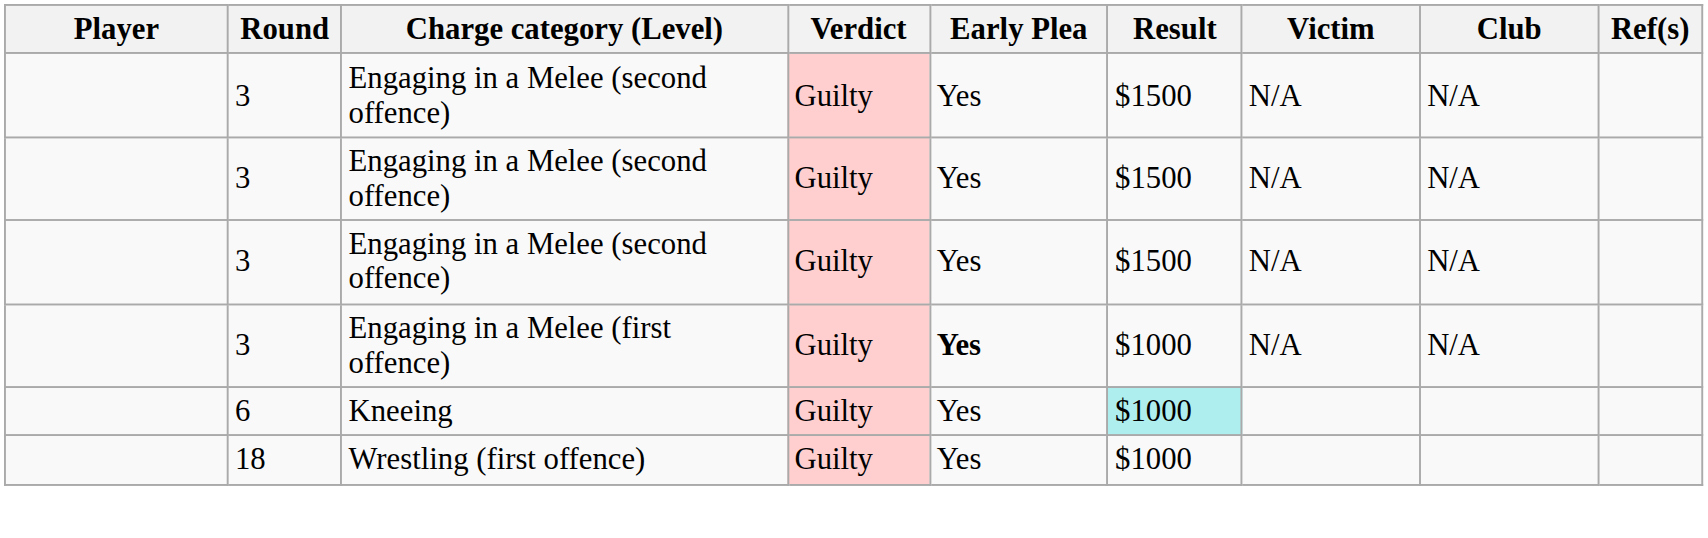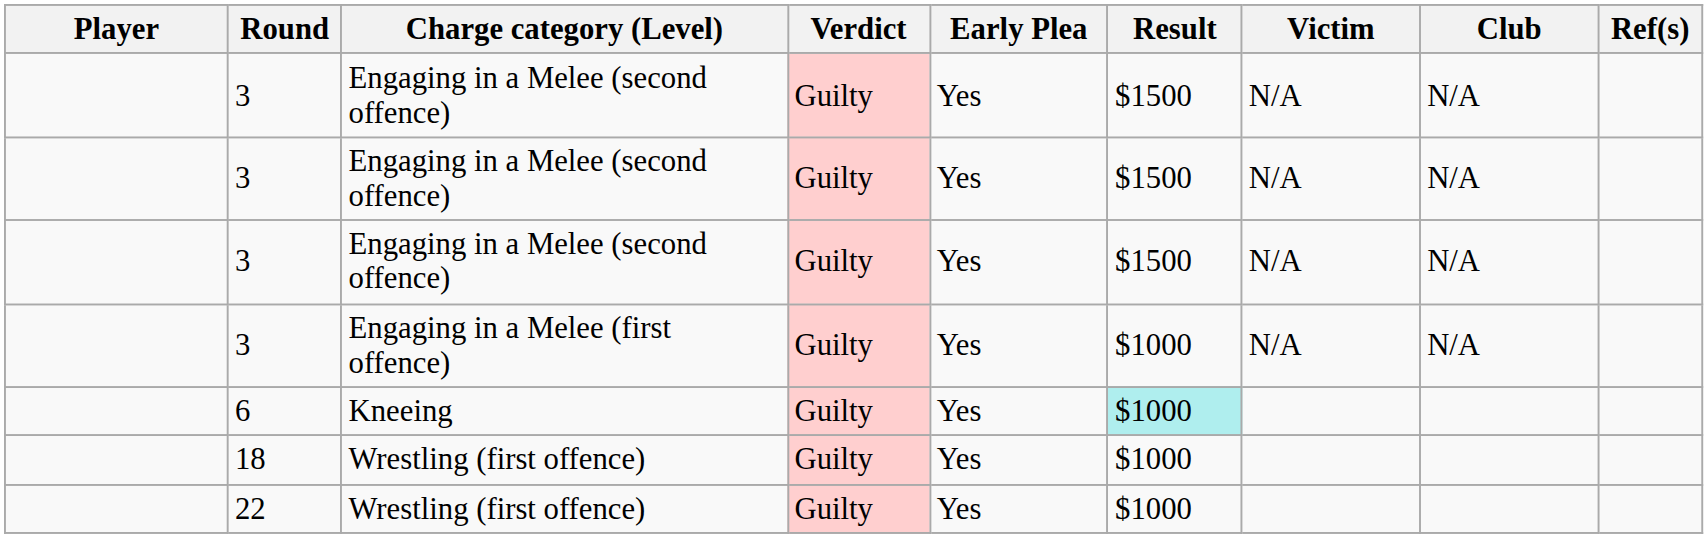(959, 344) bold -> (959, 344) normal
+ row: (250, 508)
